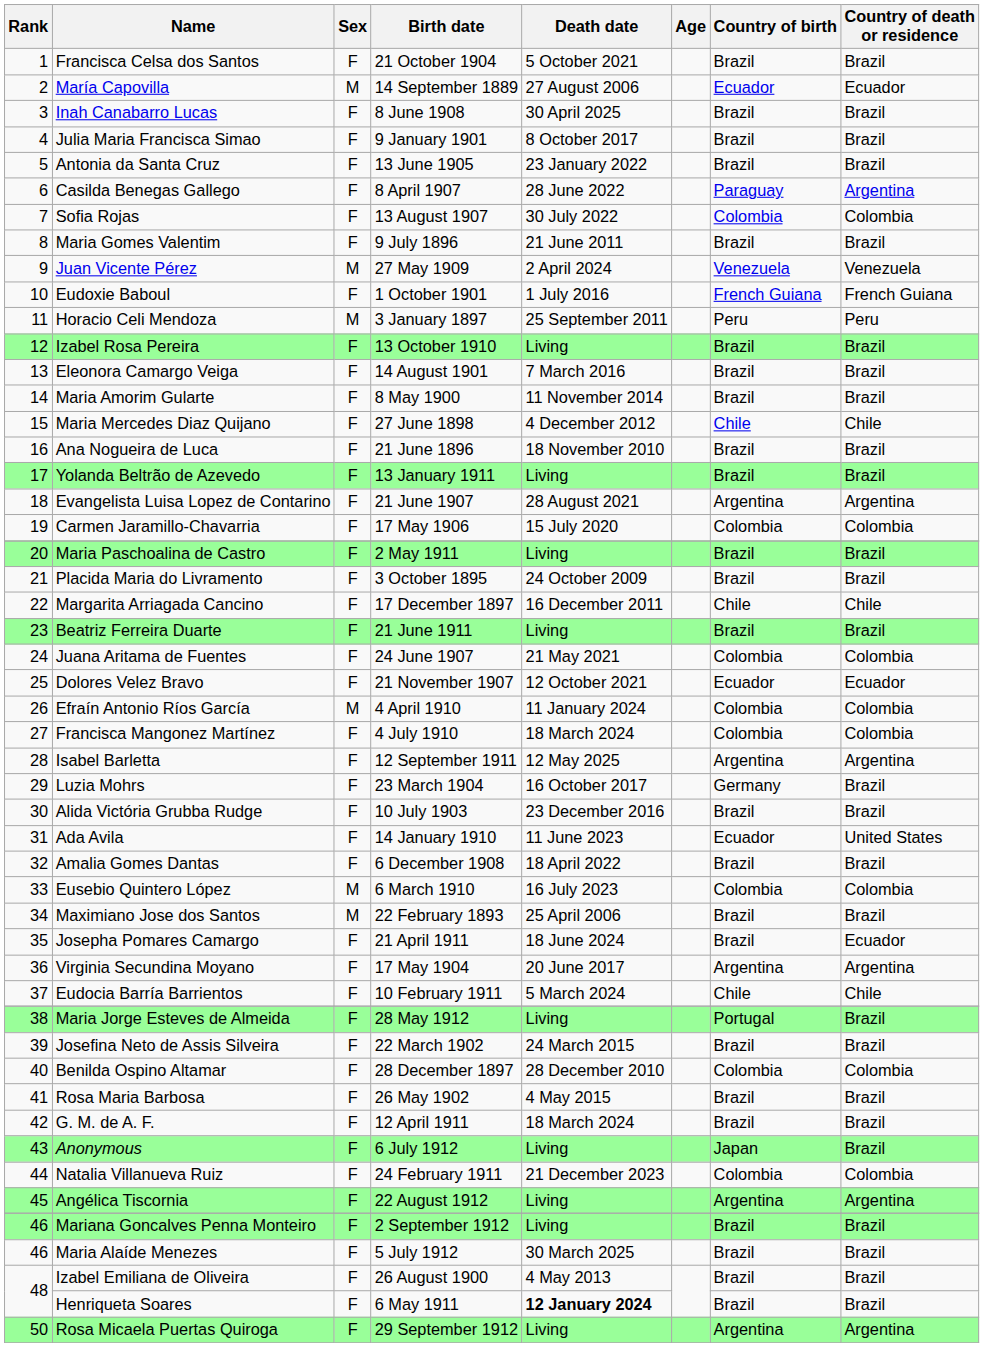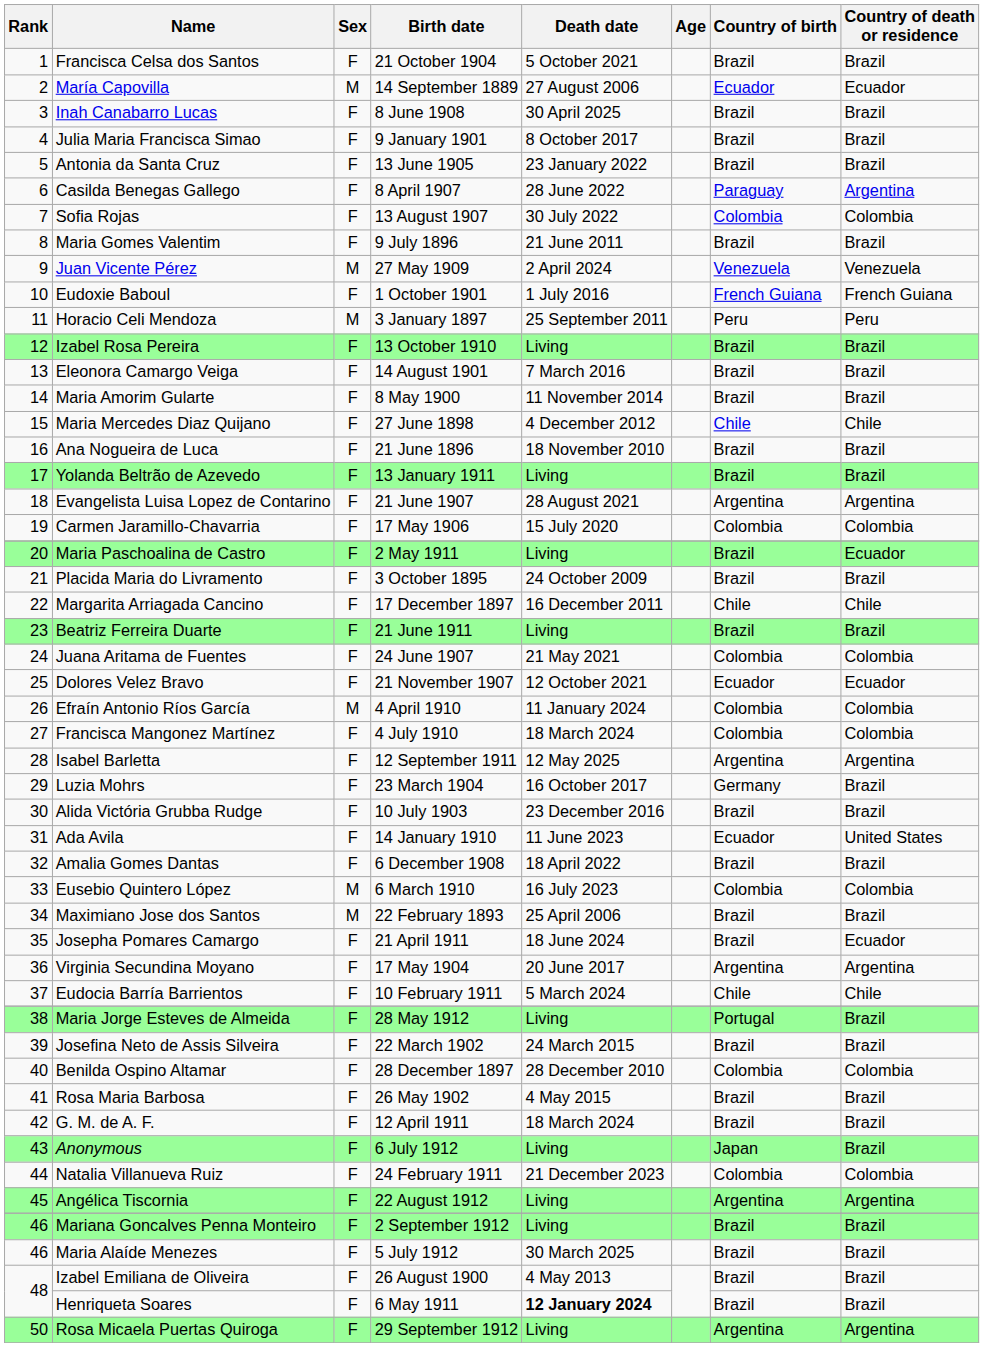(865, 553) Brazil -> (875, 553) Ecuador
